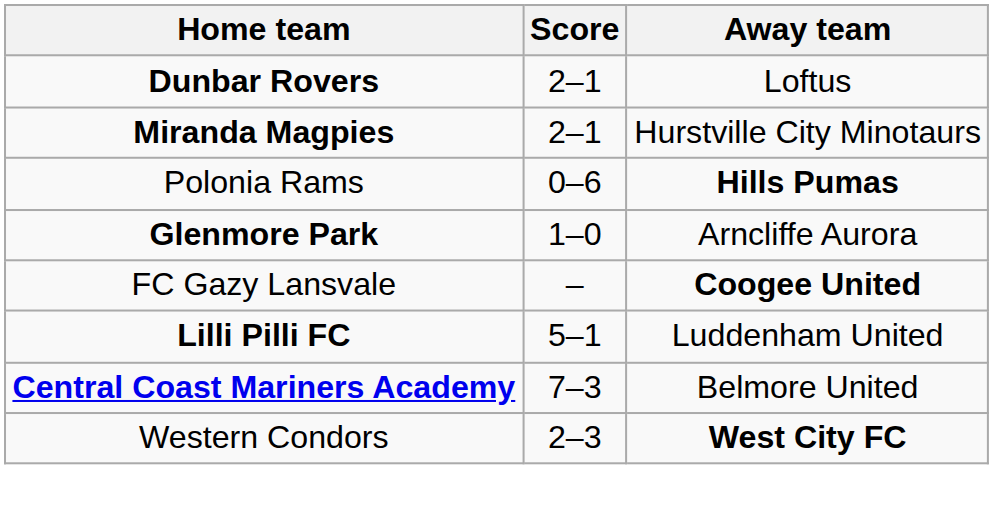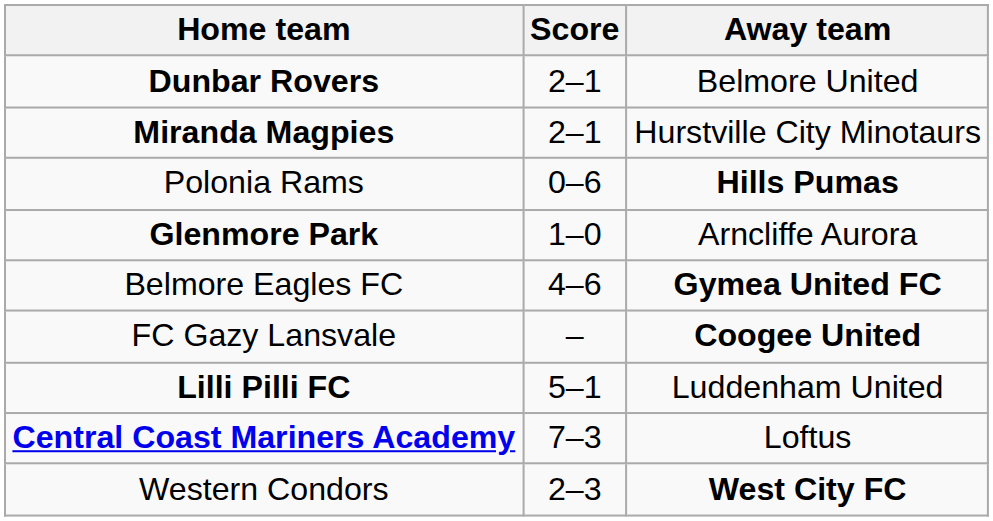(808, 81) Loftus -> (808, 81) Belmore United
+ row: (264, 285)
(808, 387) Belmore United -> (808, 438) Loftus
